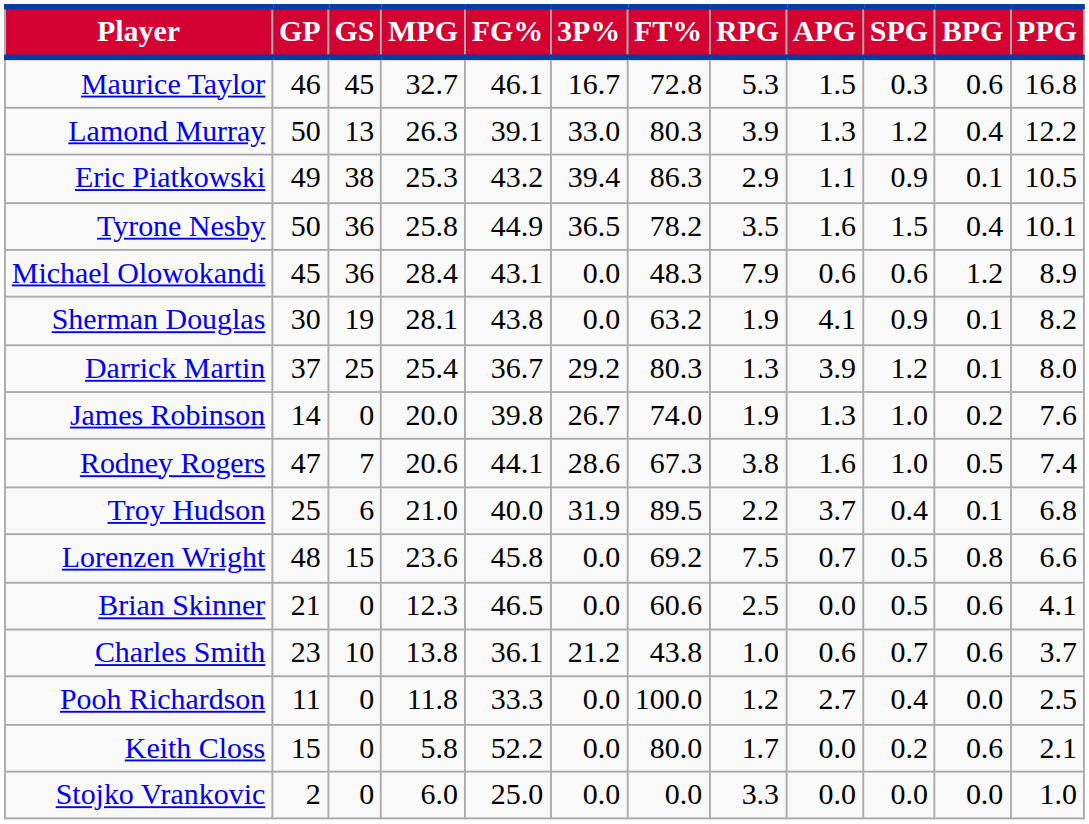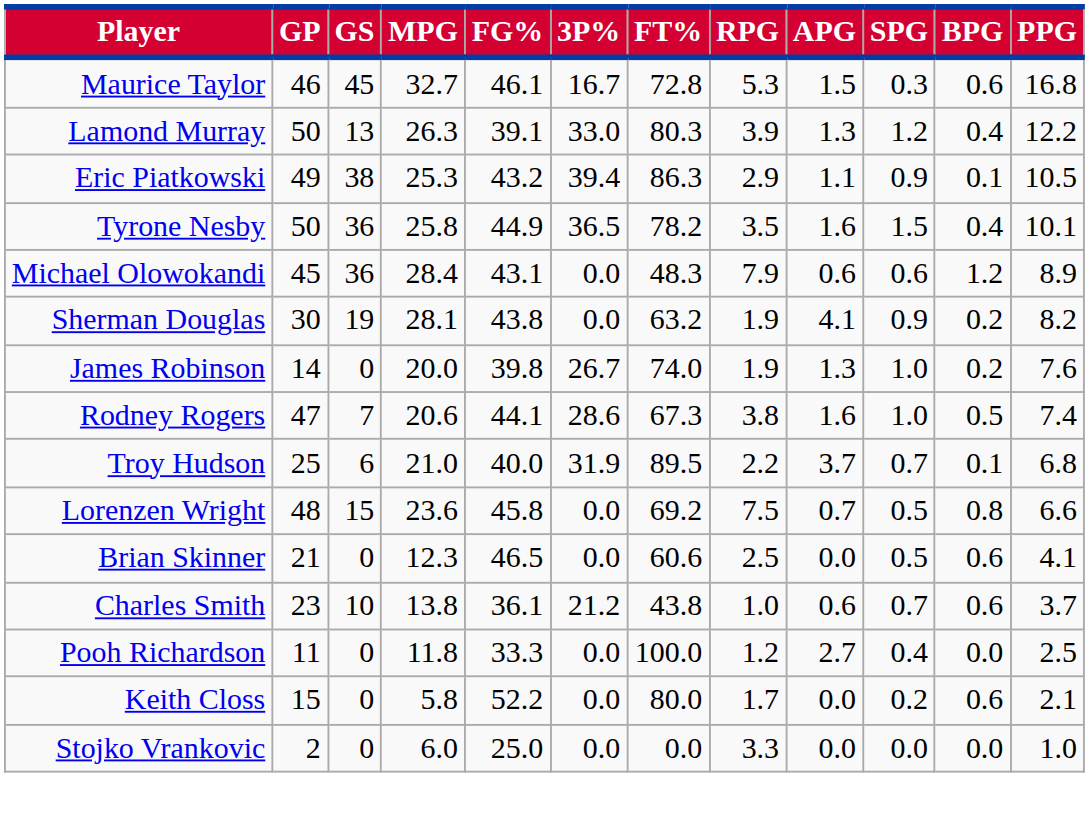(985, 320) 0.1 -> (985, 320) 0.2
- row: (175, 367)
(909, 510) 0.4 -> (909, 462) 0.7
